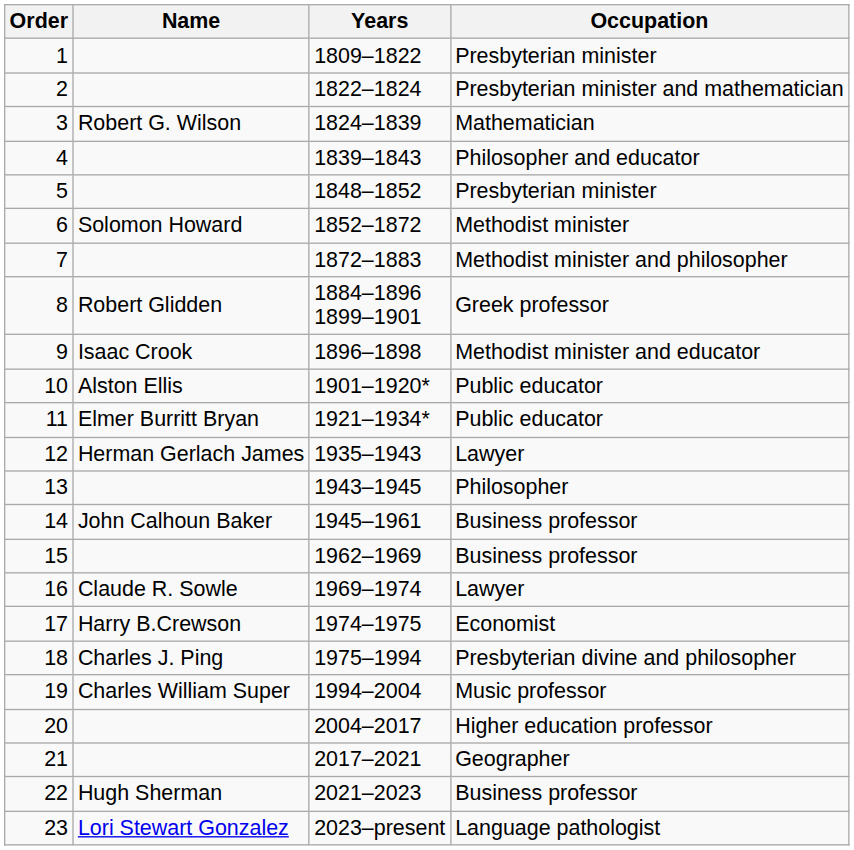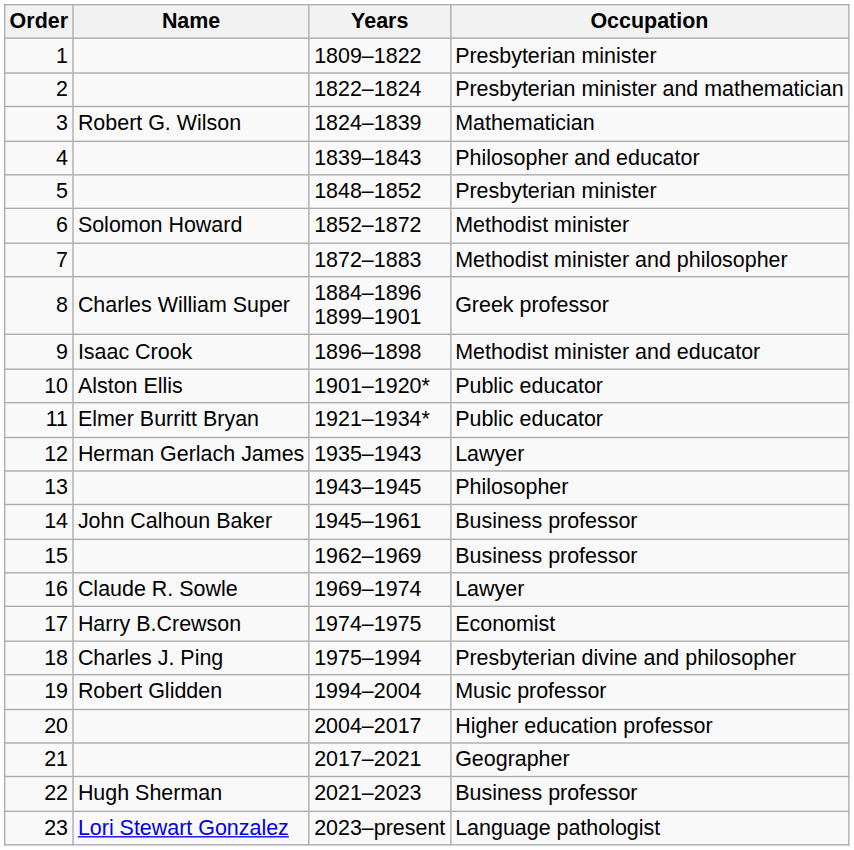(150, 305) Robert Glidden -> (184, 305) Charles William Super
(184, 691) Charles William Super -> (150, 691) Robert Glidden
